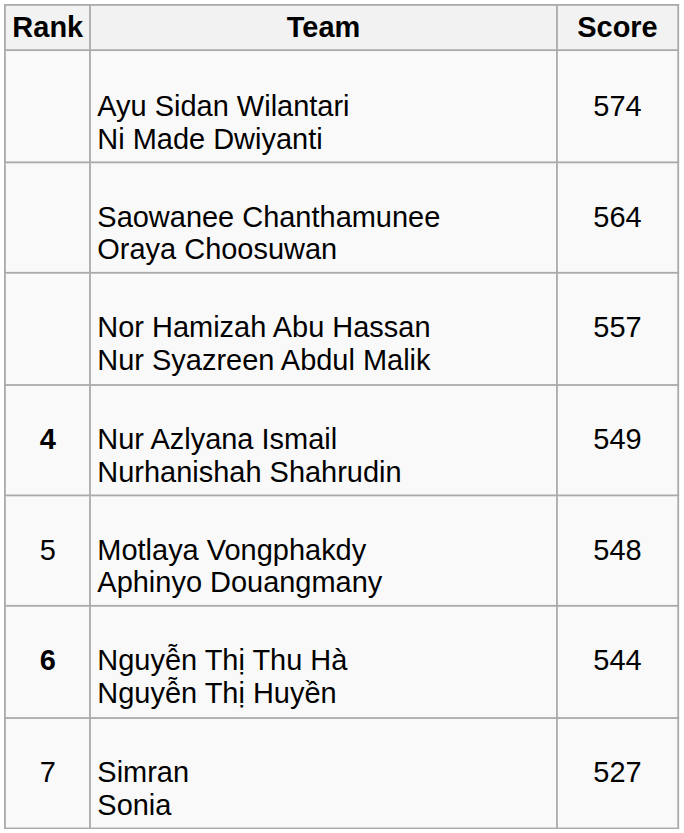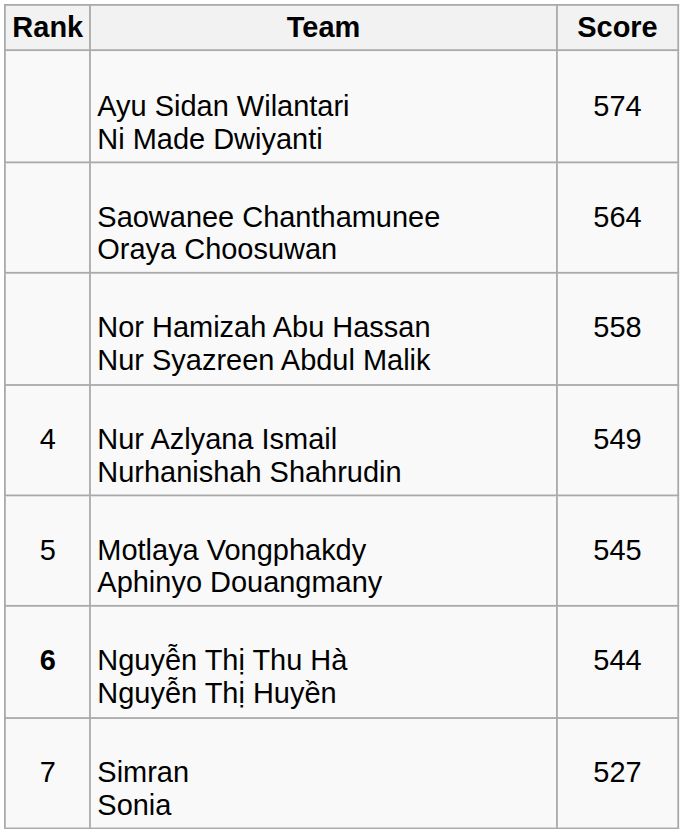(617, 328) 557 -> (617, 328) 558
(48, 439) bold -> (48, 439) normal
(617, 550) 548 -> (617, 550) 545
